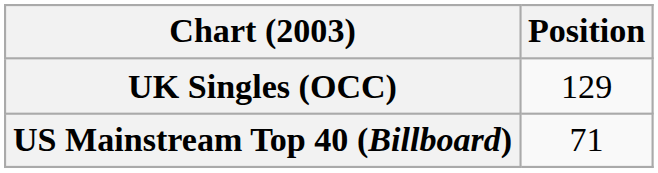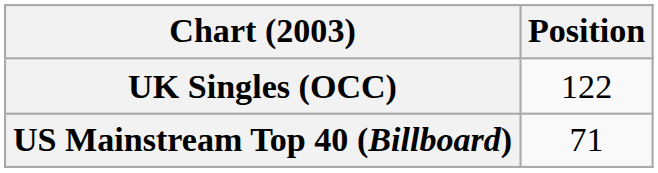(587, 85) 129 -> (587, 85) 122
